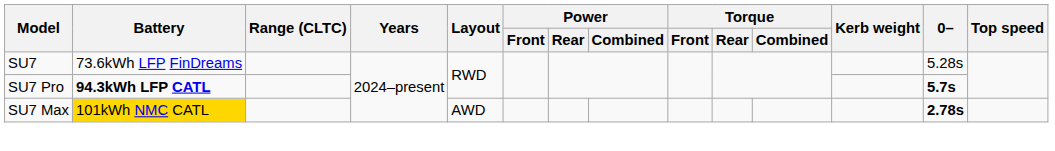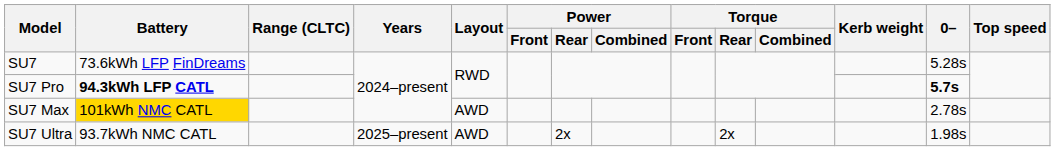(945, 110) bold -> (948, 110) normal
+ row: (40, 134)
